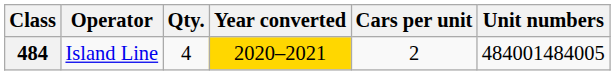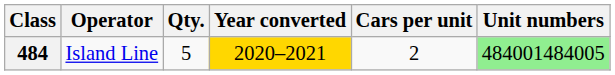(186, 53) 4 -> (186, 53) 5
(543, 53) no background -> (543, 53) lightgreen background
